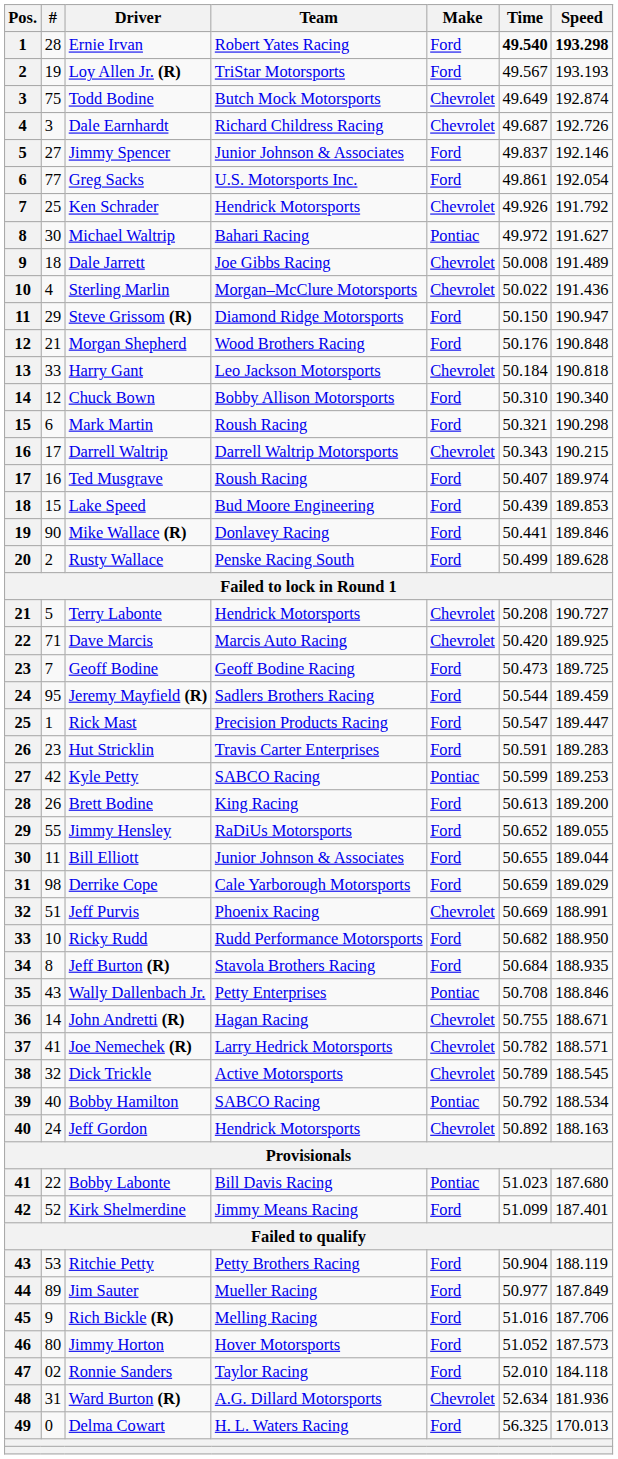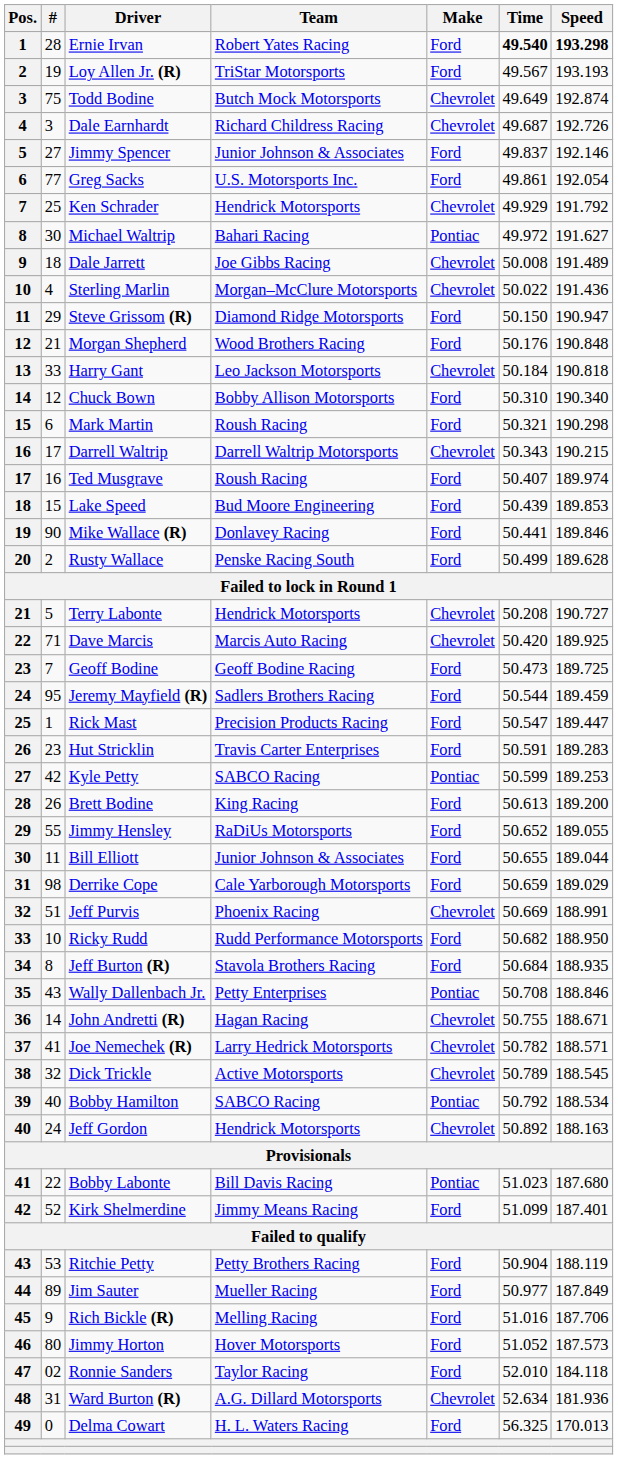(525, 207) 49.926 -> (525, 207) 49.929
